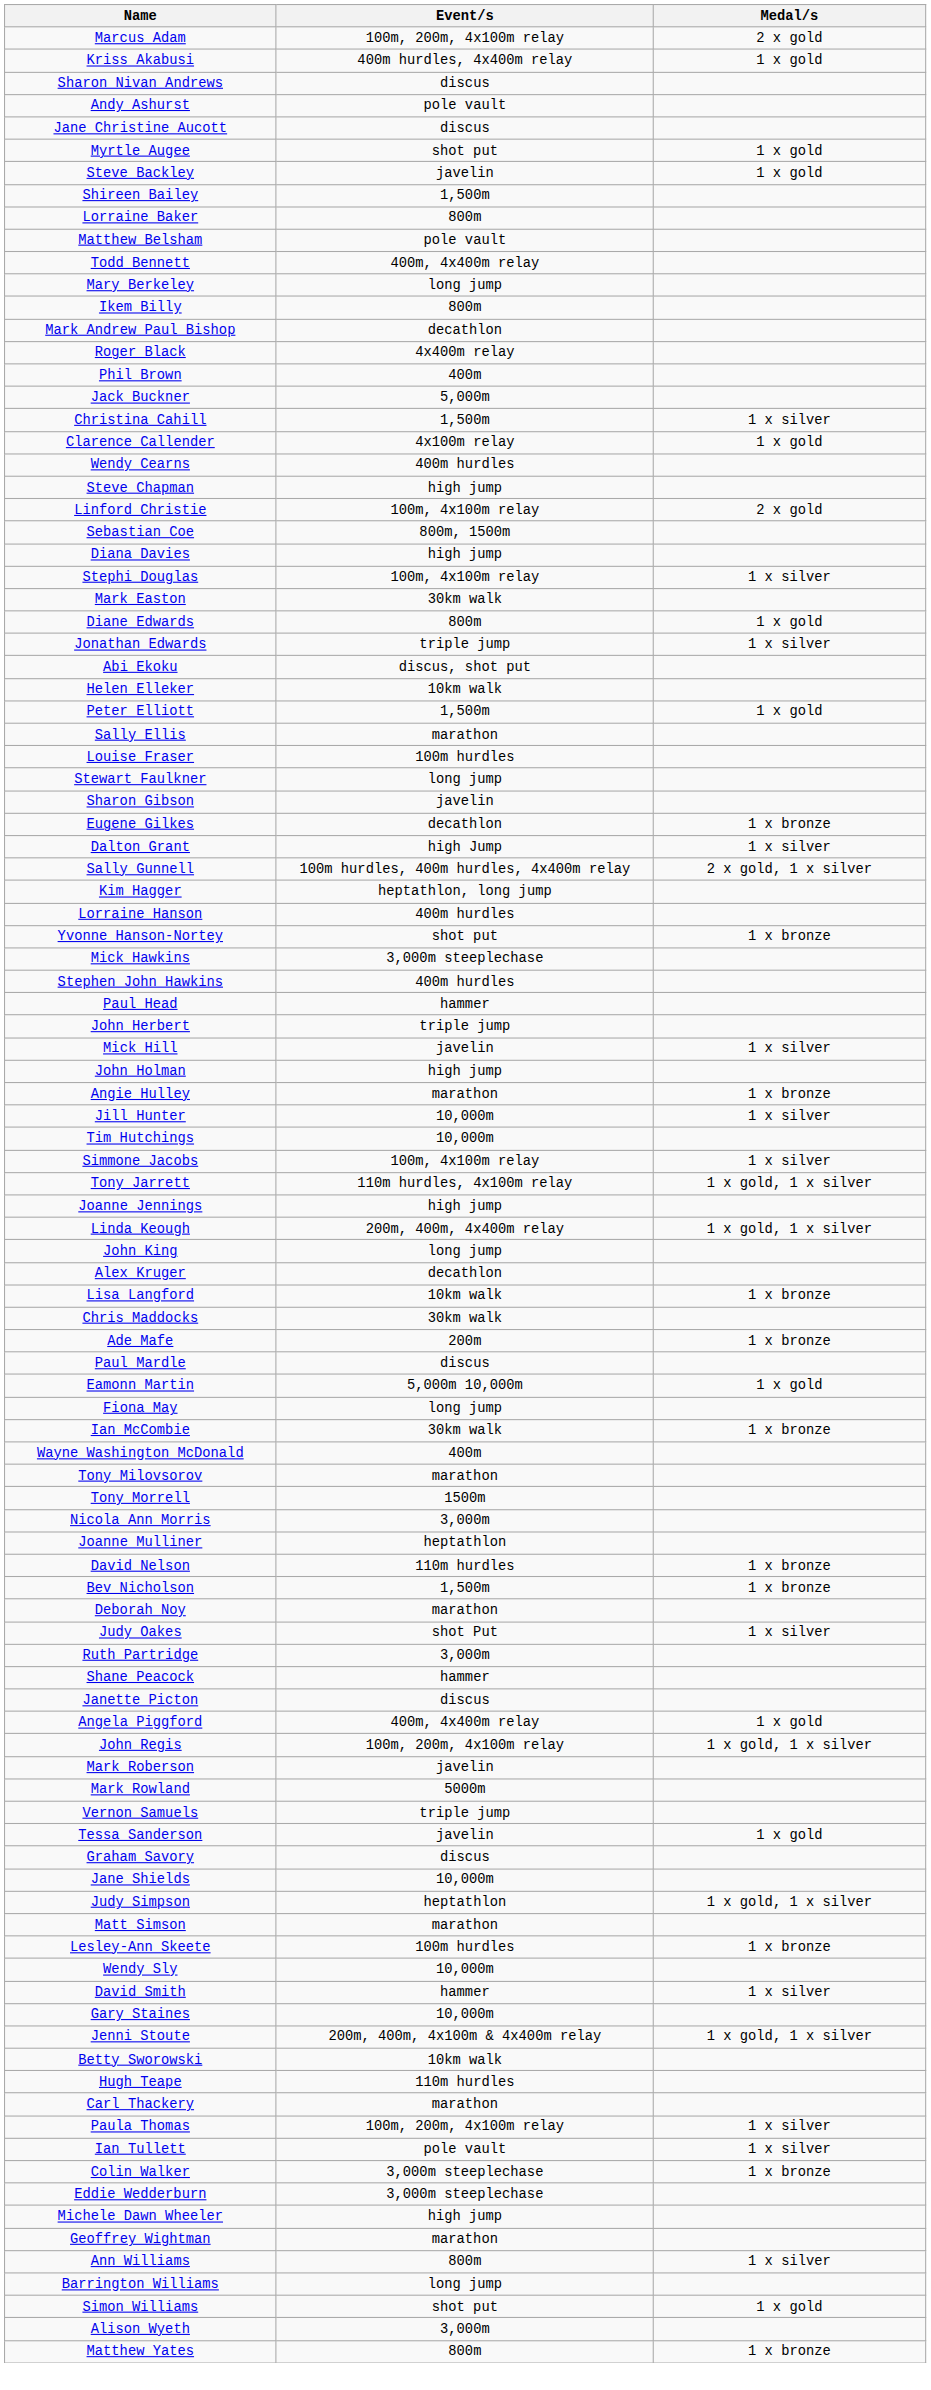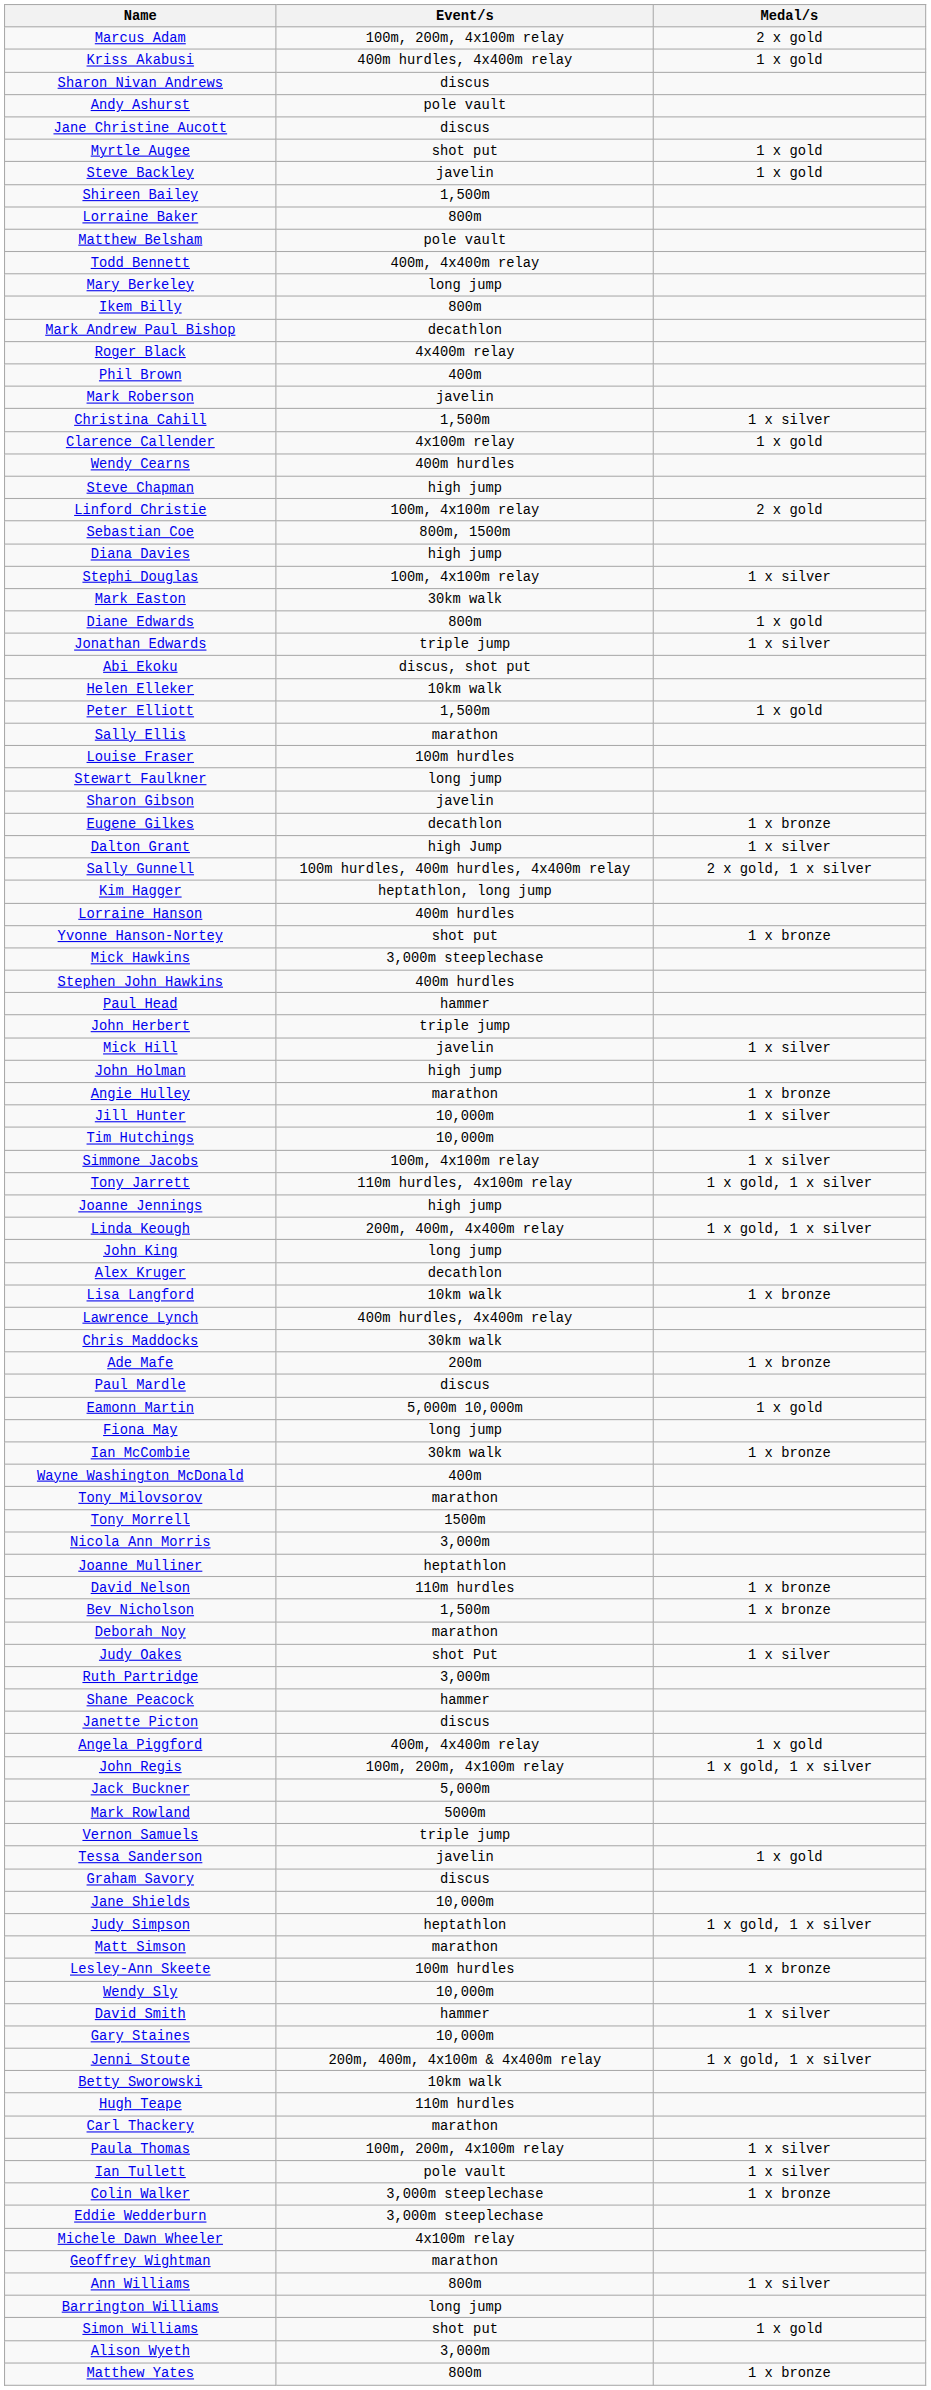rows swapped: (140, 398) <-> (140, 1768)
+ row: (140, 1318)
(465, 2217) high jump -> (465, 2239) 4x100m relay
